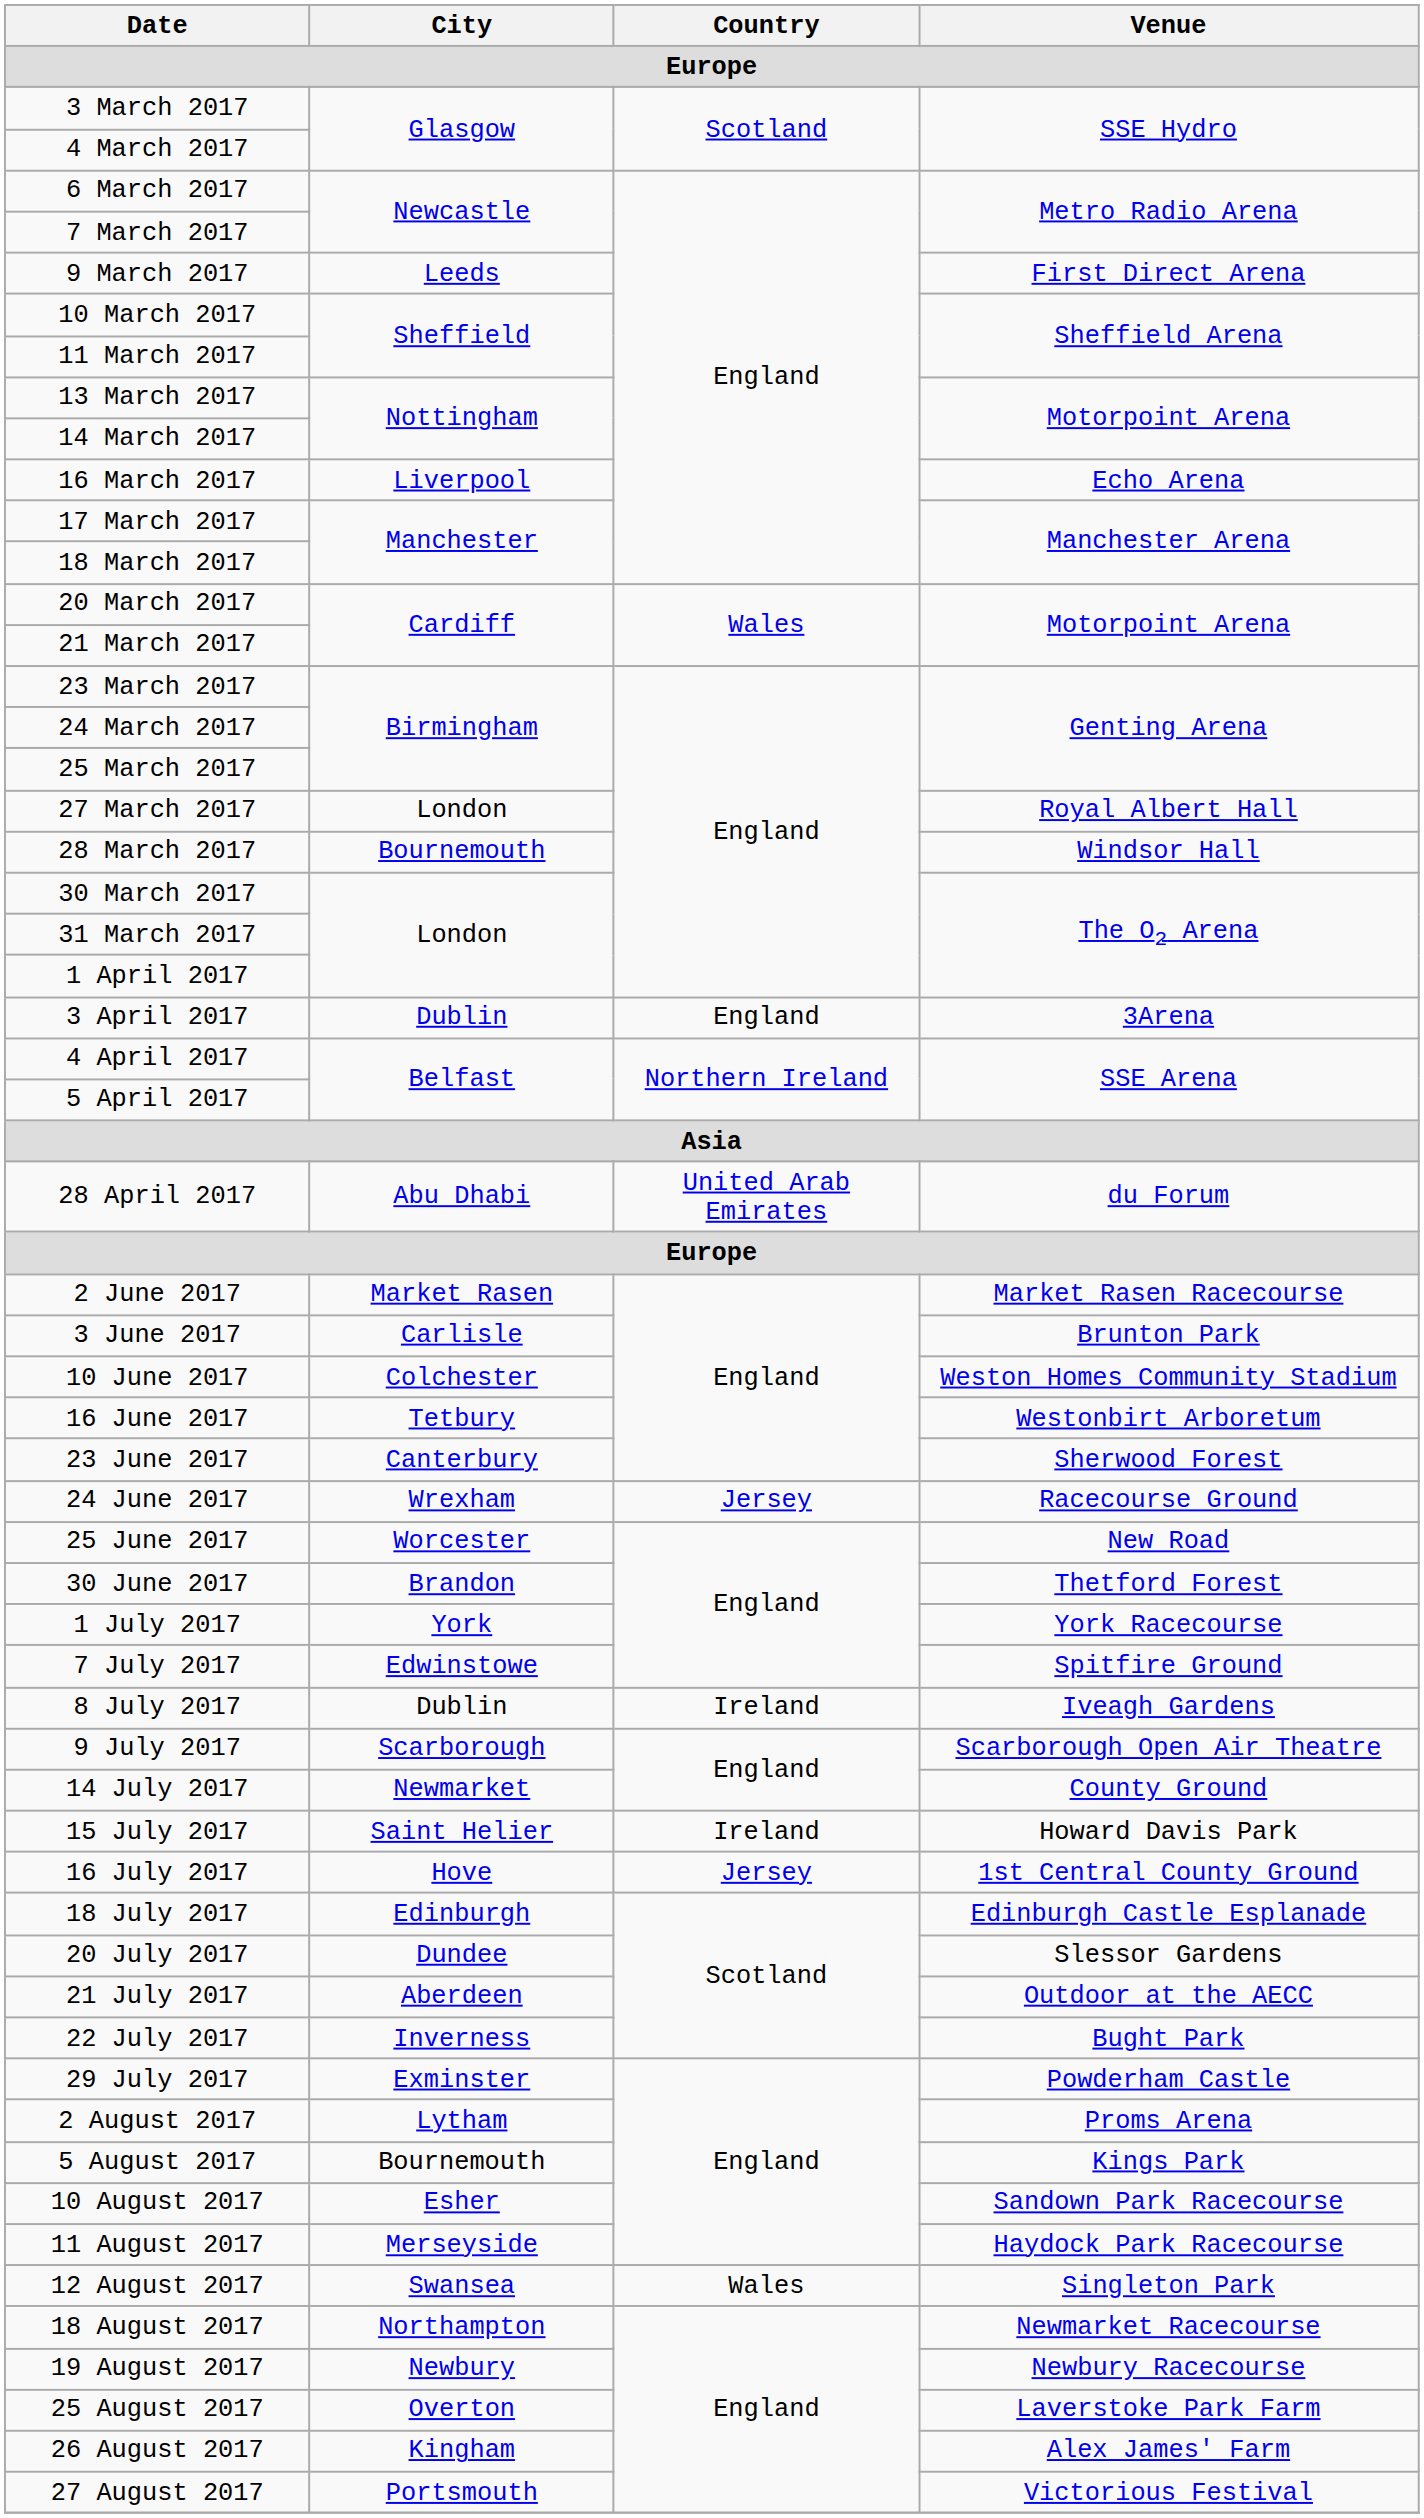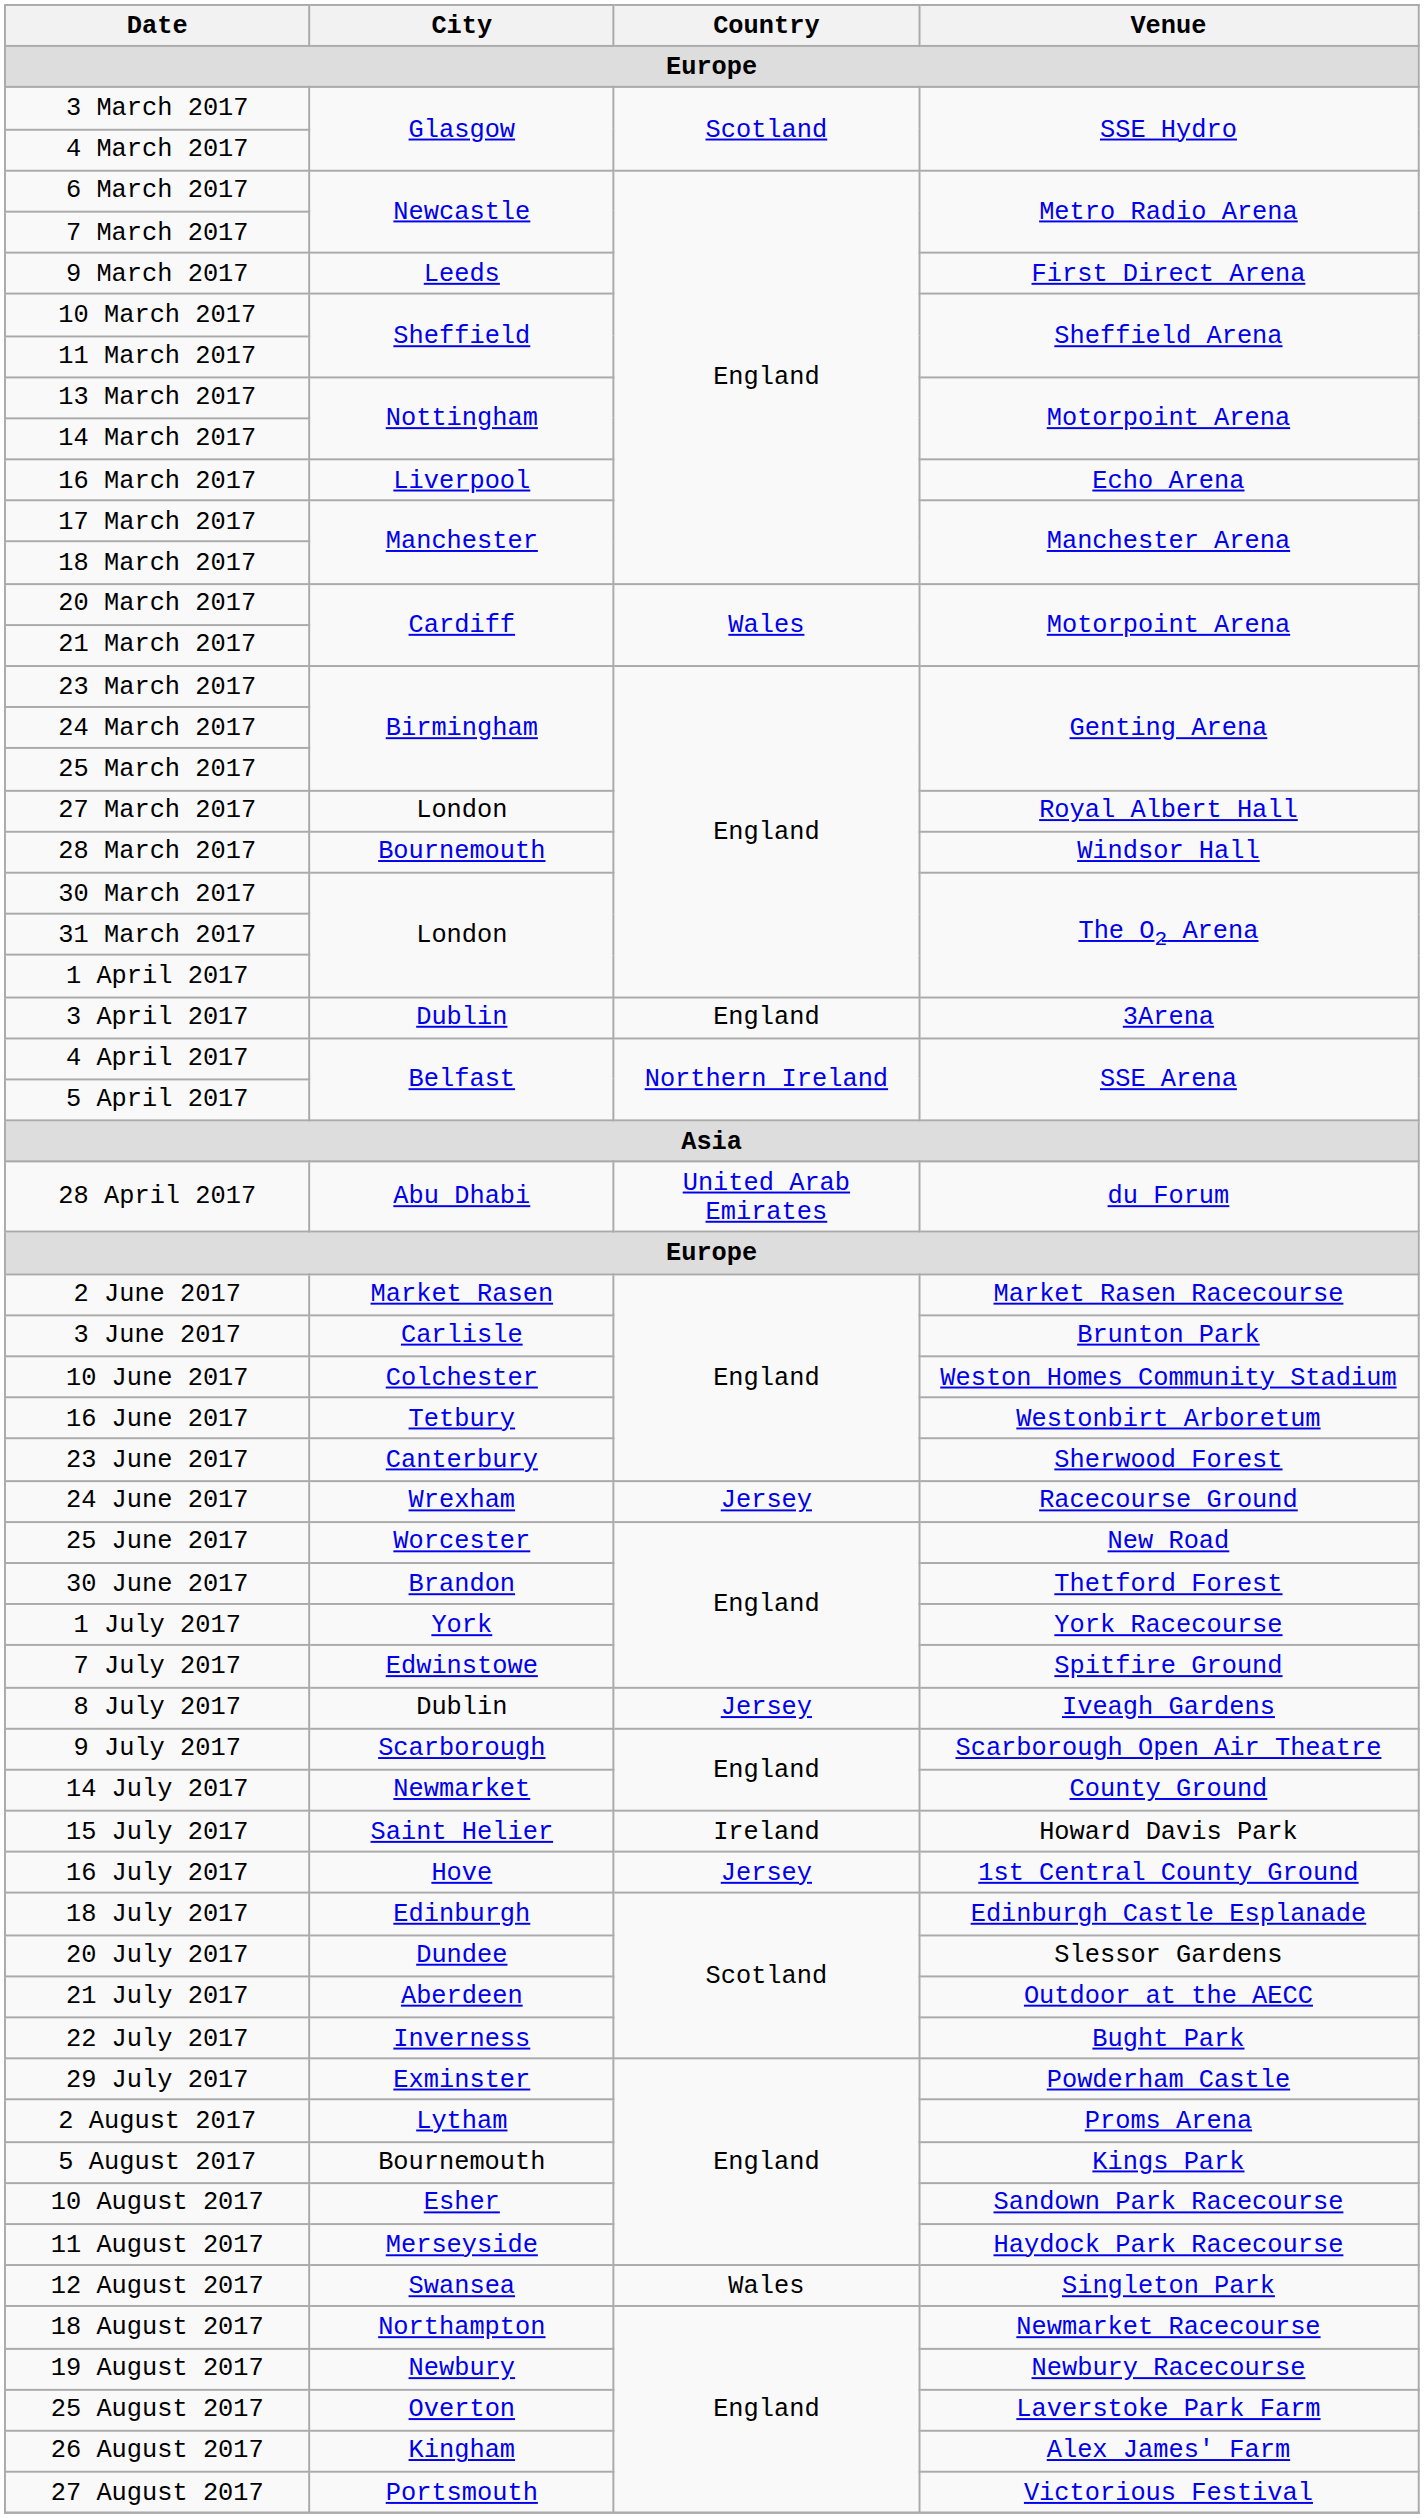(766, 1708) Ireland -> (766, 1708) Jersey
